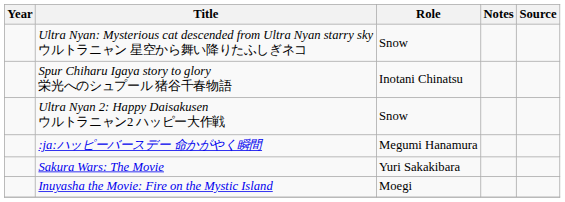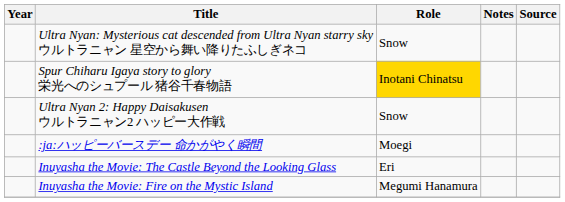(421, 79) no background -> (421, 79) gold background
(428, 145) Megumi Hanamura -> (396, 145) Moegi
- row: (101, 166)
+ row: (187, 166)
(396, 186) Moegi -> (428, 186) Megumi Hanamura
